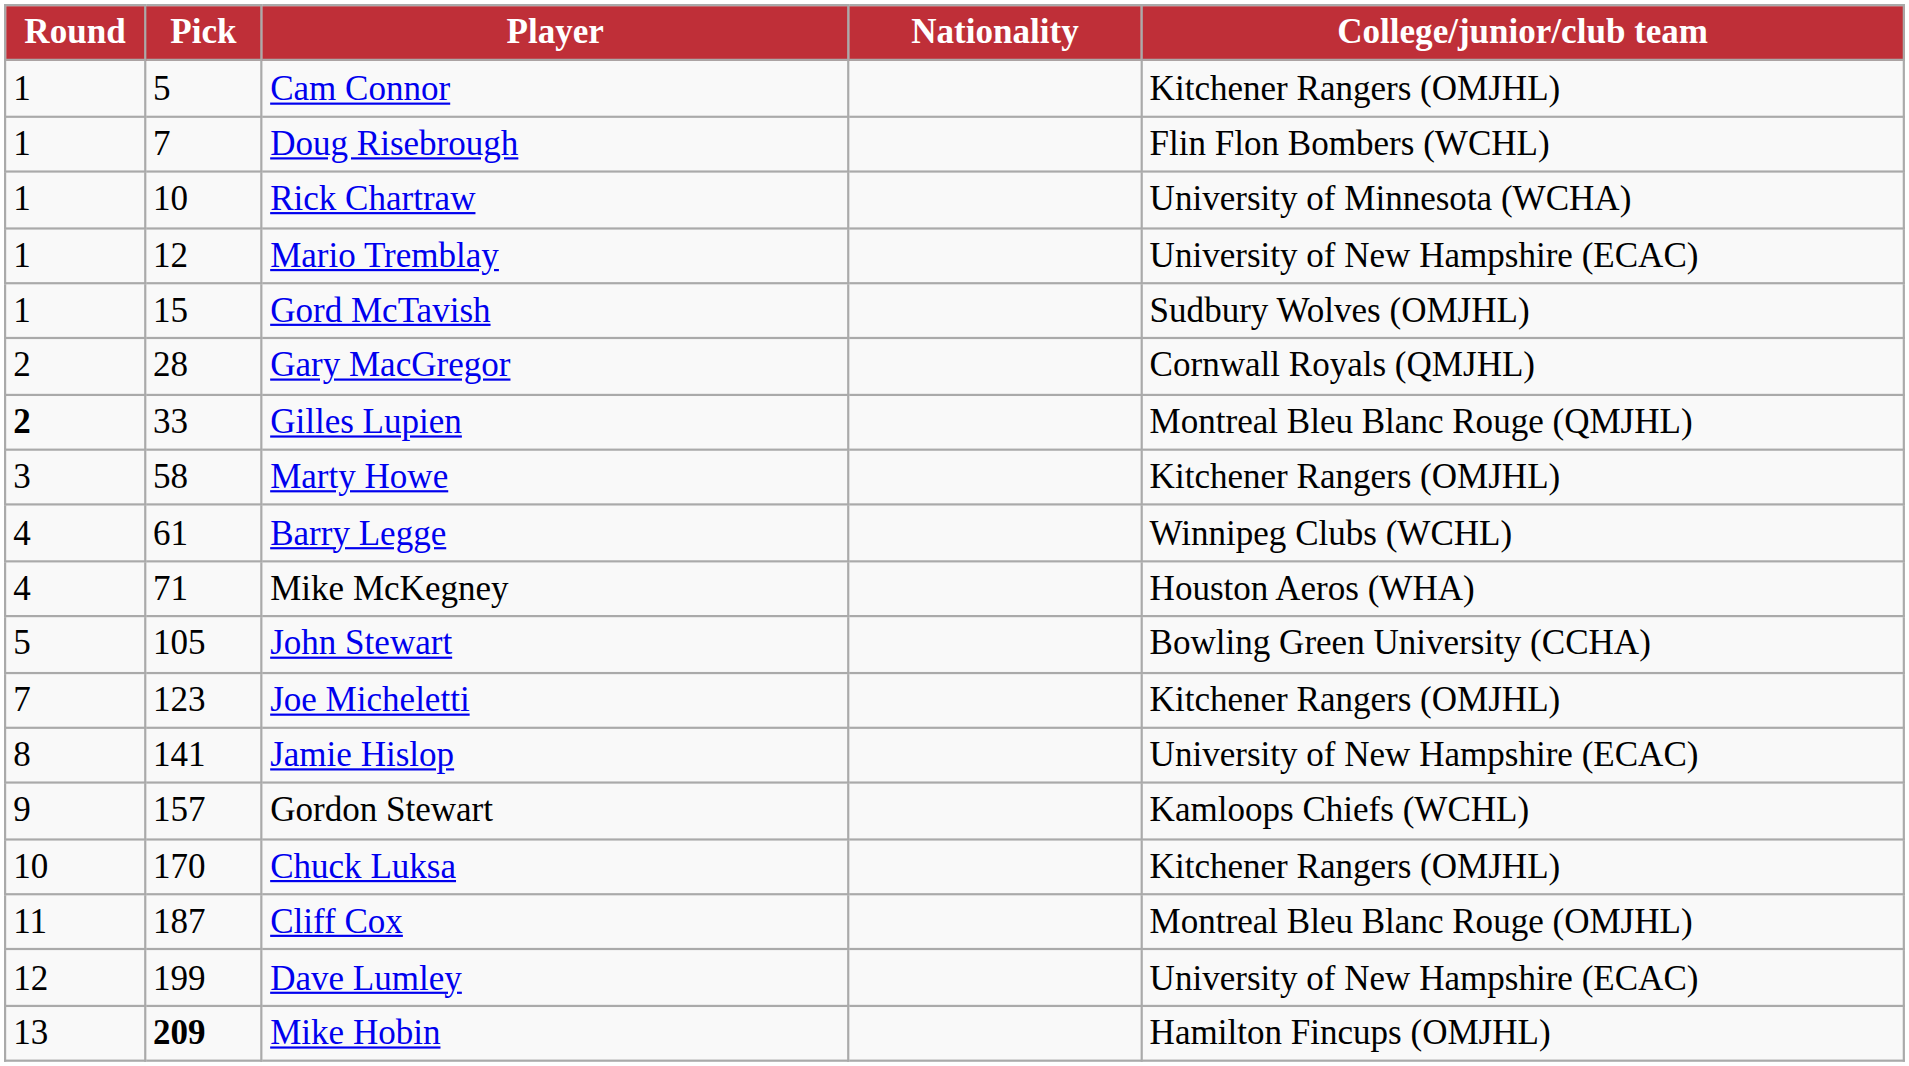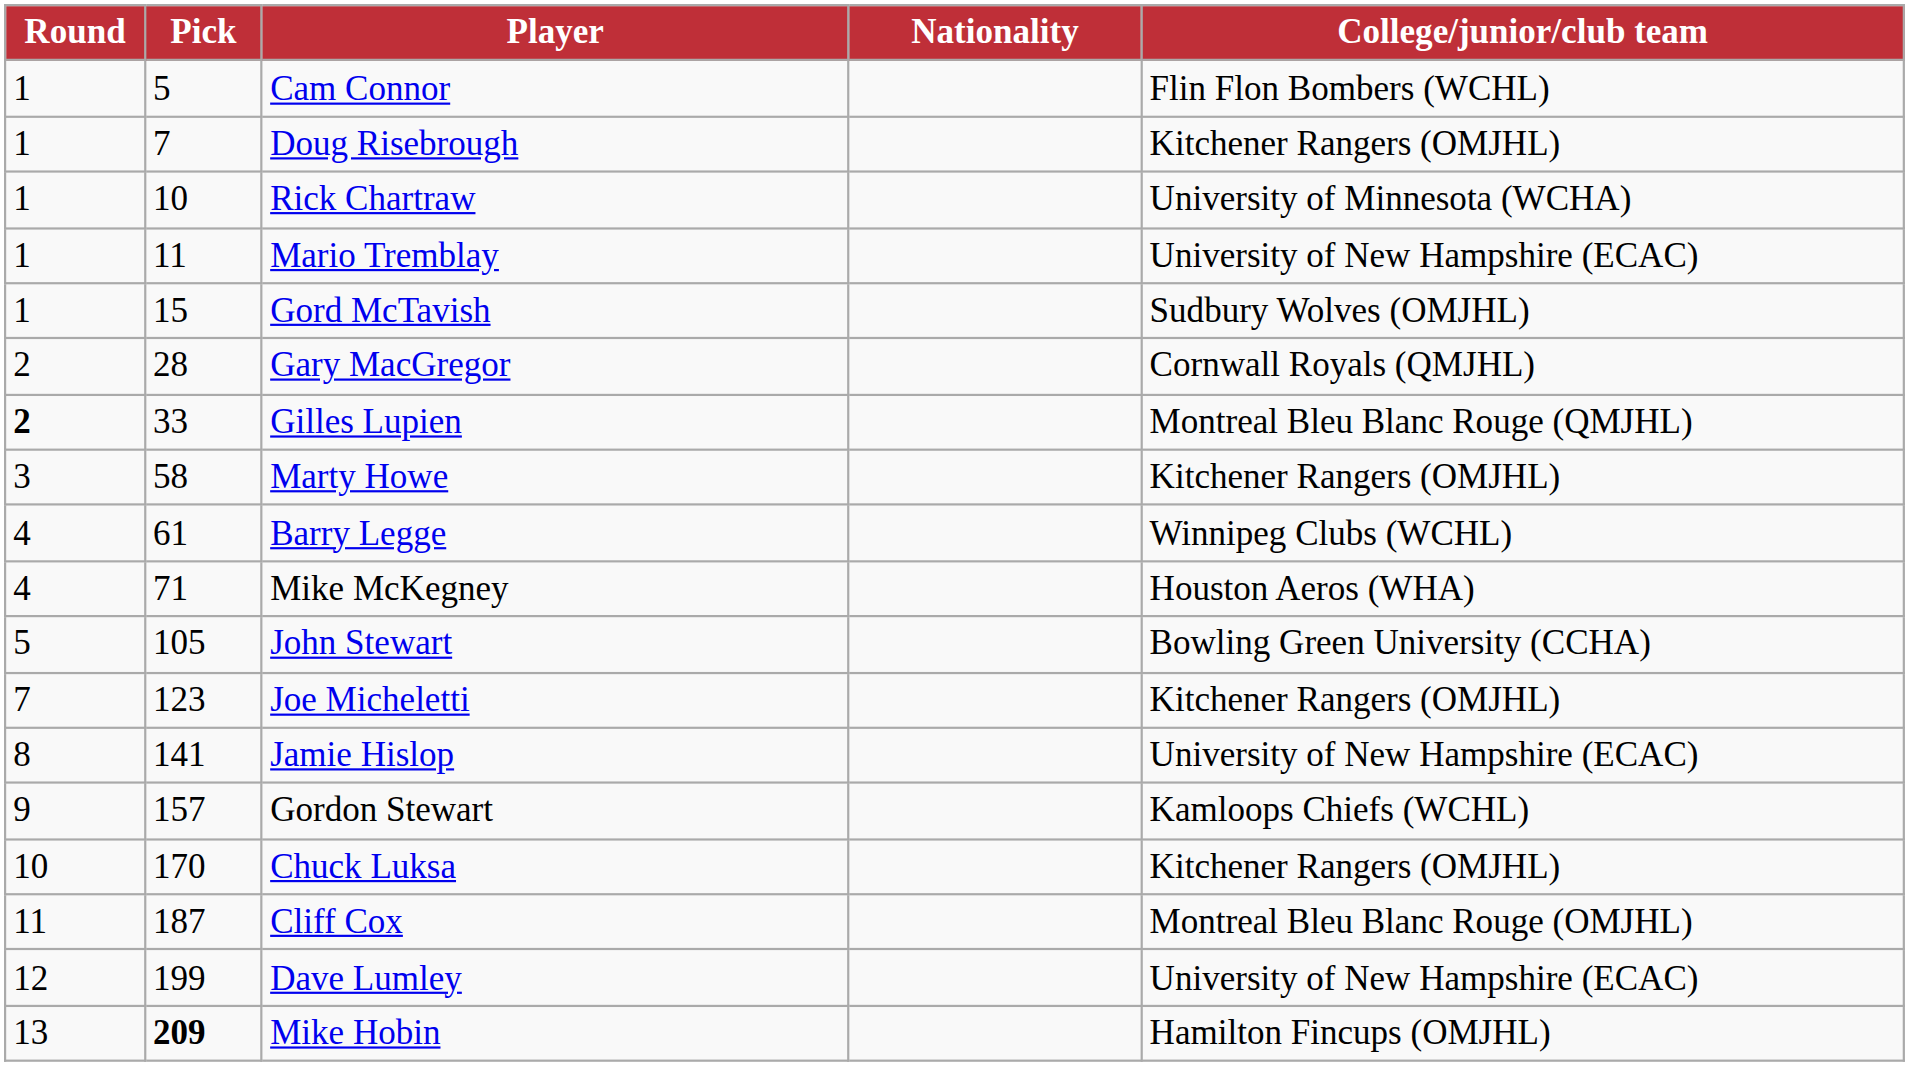(1355, 87) Kitchener Rangers (OMJHL) -> (1350, 87) Flin Flon Bombers (WCHL)
(1350, 143) Flin Flon Bombers (WCHL) -> (1355, 143) Kitchener Rangers (OMJHL)
(170, 254) 12 -> (170, 254) 11
